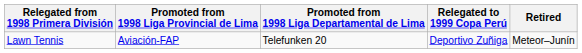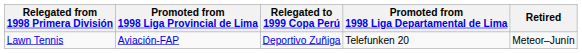columns swapped: (344, 18) <-> (468, 18)
